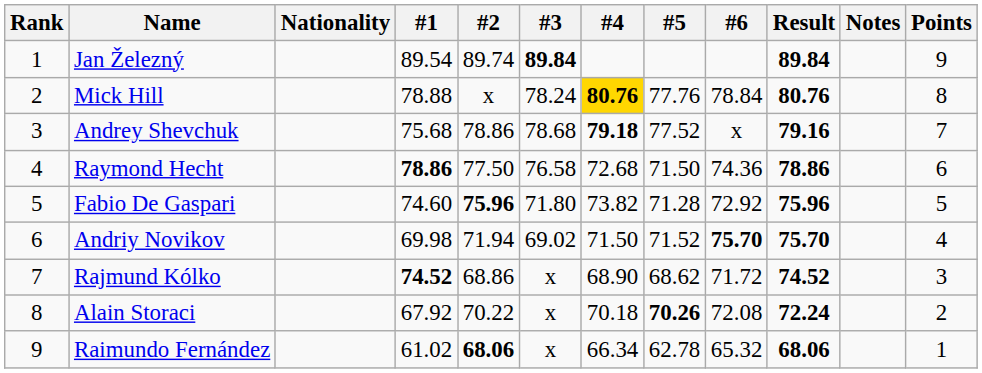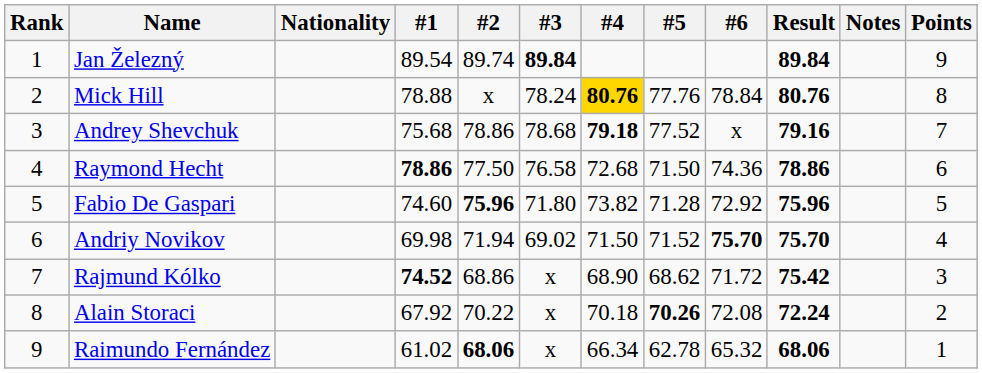(804, 276) 74.52 -> (804, 276) 75.42
